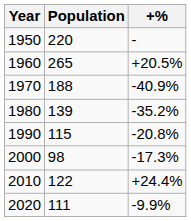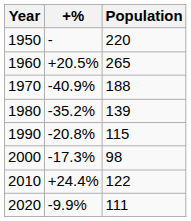columns swapped: (86, 16) <-> (157, 16)
